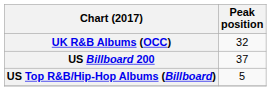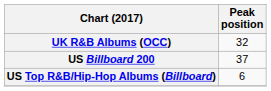(242, 77) 5 -> (242, 77) 6
